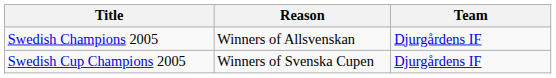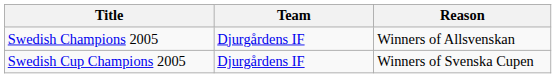columns swapped: (471, 15) <-> (302, 15)
